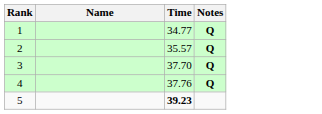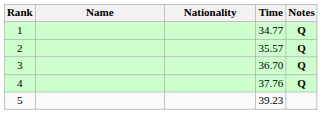+ column: (210, 13)
(179, 65) 37.70 -> (271, 65) 36.70
(179, 100) bold -> (271, 100) normal
